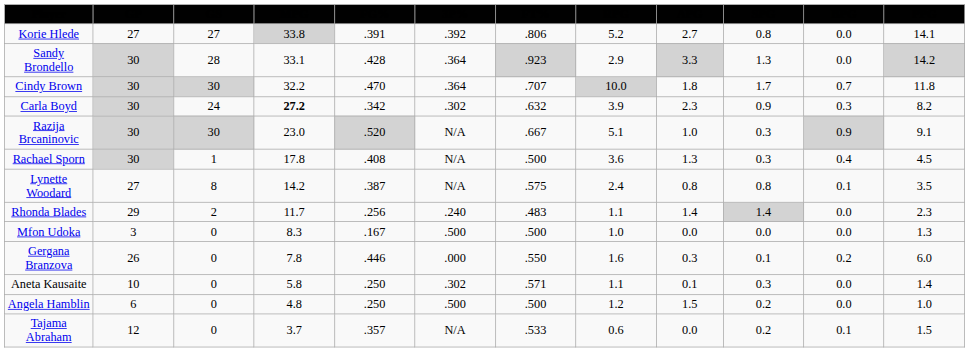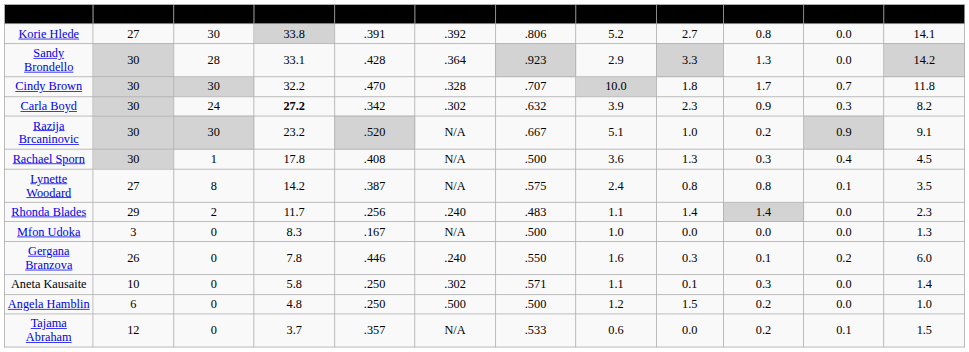(214, 33) 27 -> (214, 33) 30
(455, 86) .364 -> (455, 86) .328
(294, 132) 23.0 -> (294, 132) 23.2
(763, 132) 0.3 -> (763, 132) 0.2
(455, 231) .500 -> (455, 231) N/A
(455, 258) .000 -> (455, 258) .240
